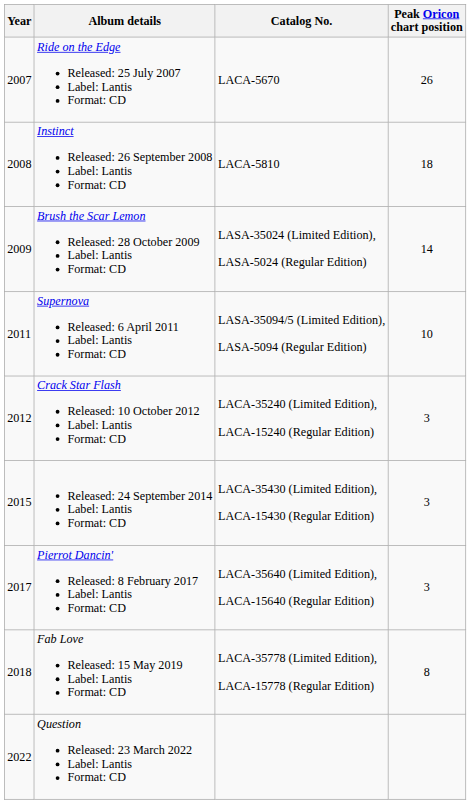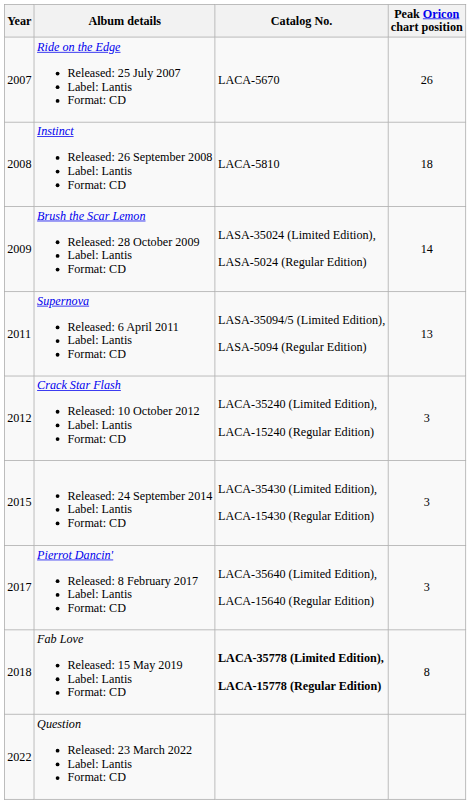(427, 333) 10 -> (427, 333) 13
(298, 672) normal -> (301, 672) bold
